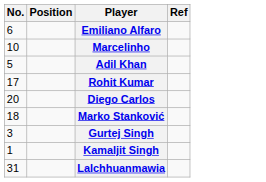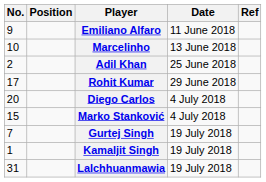+ column: (203, 13)
(10, 30) 6 -> (10, 30) 9
(10, 64) 5 -> (10, 64) 2
(13, 116) 18 -> (13, 116) 15
(10, 133) 3 -> (10, 133) 7
